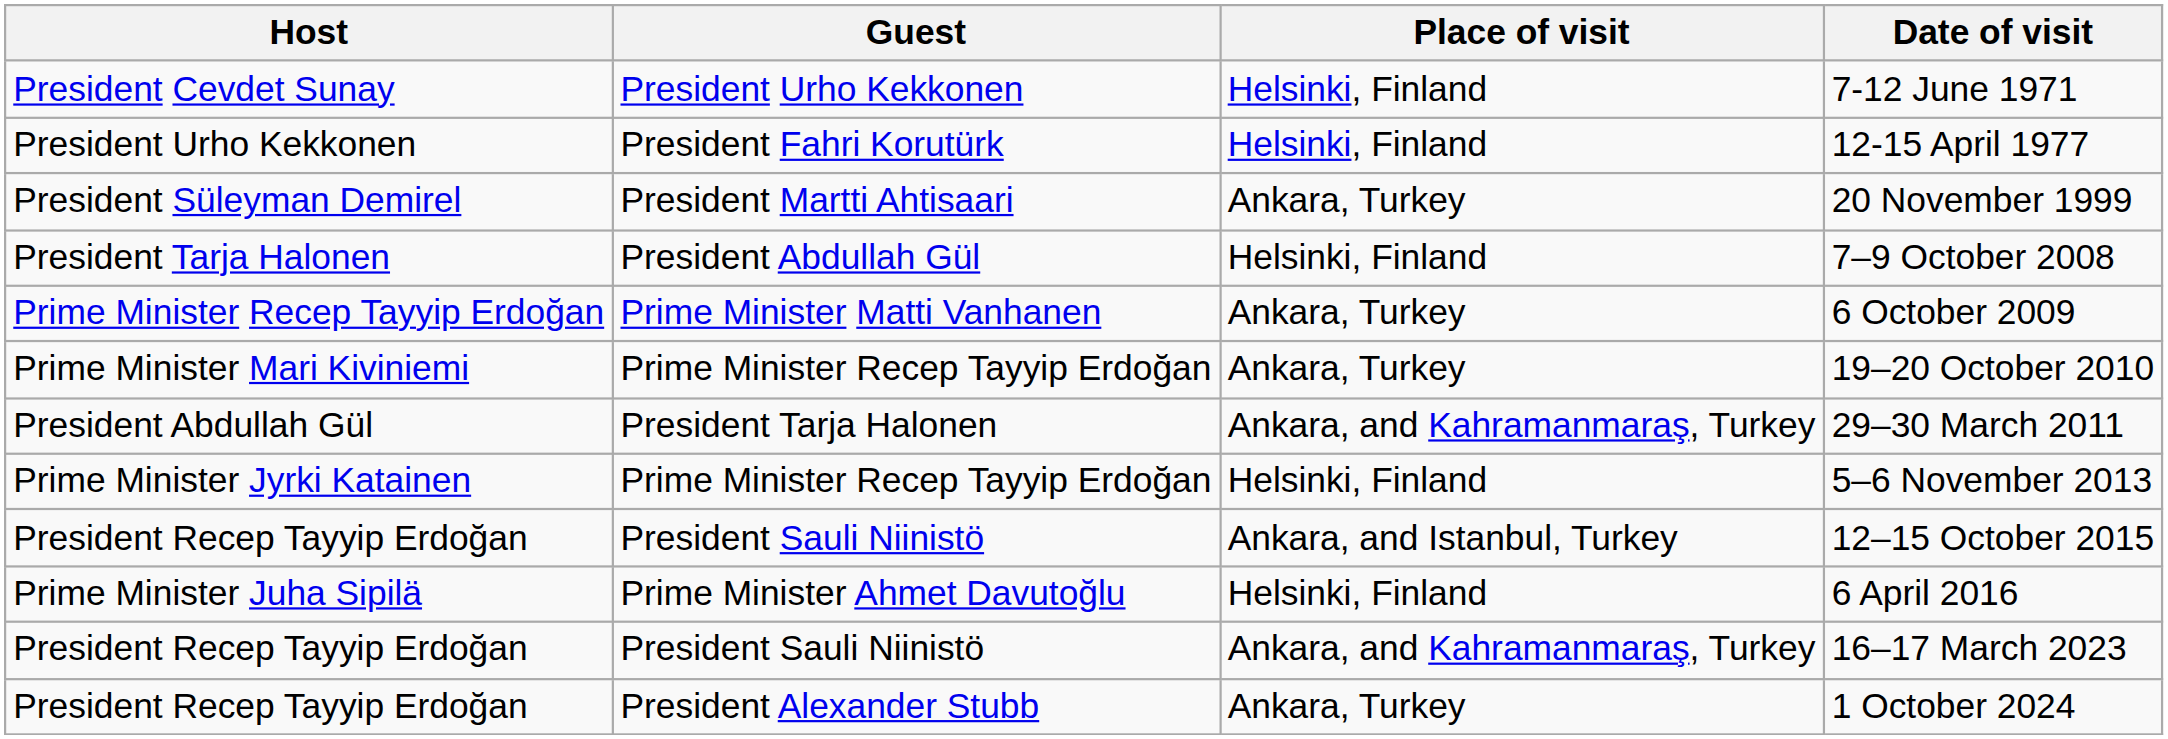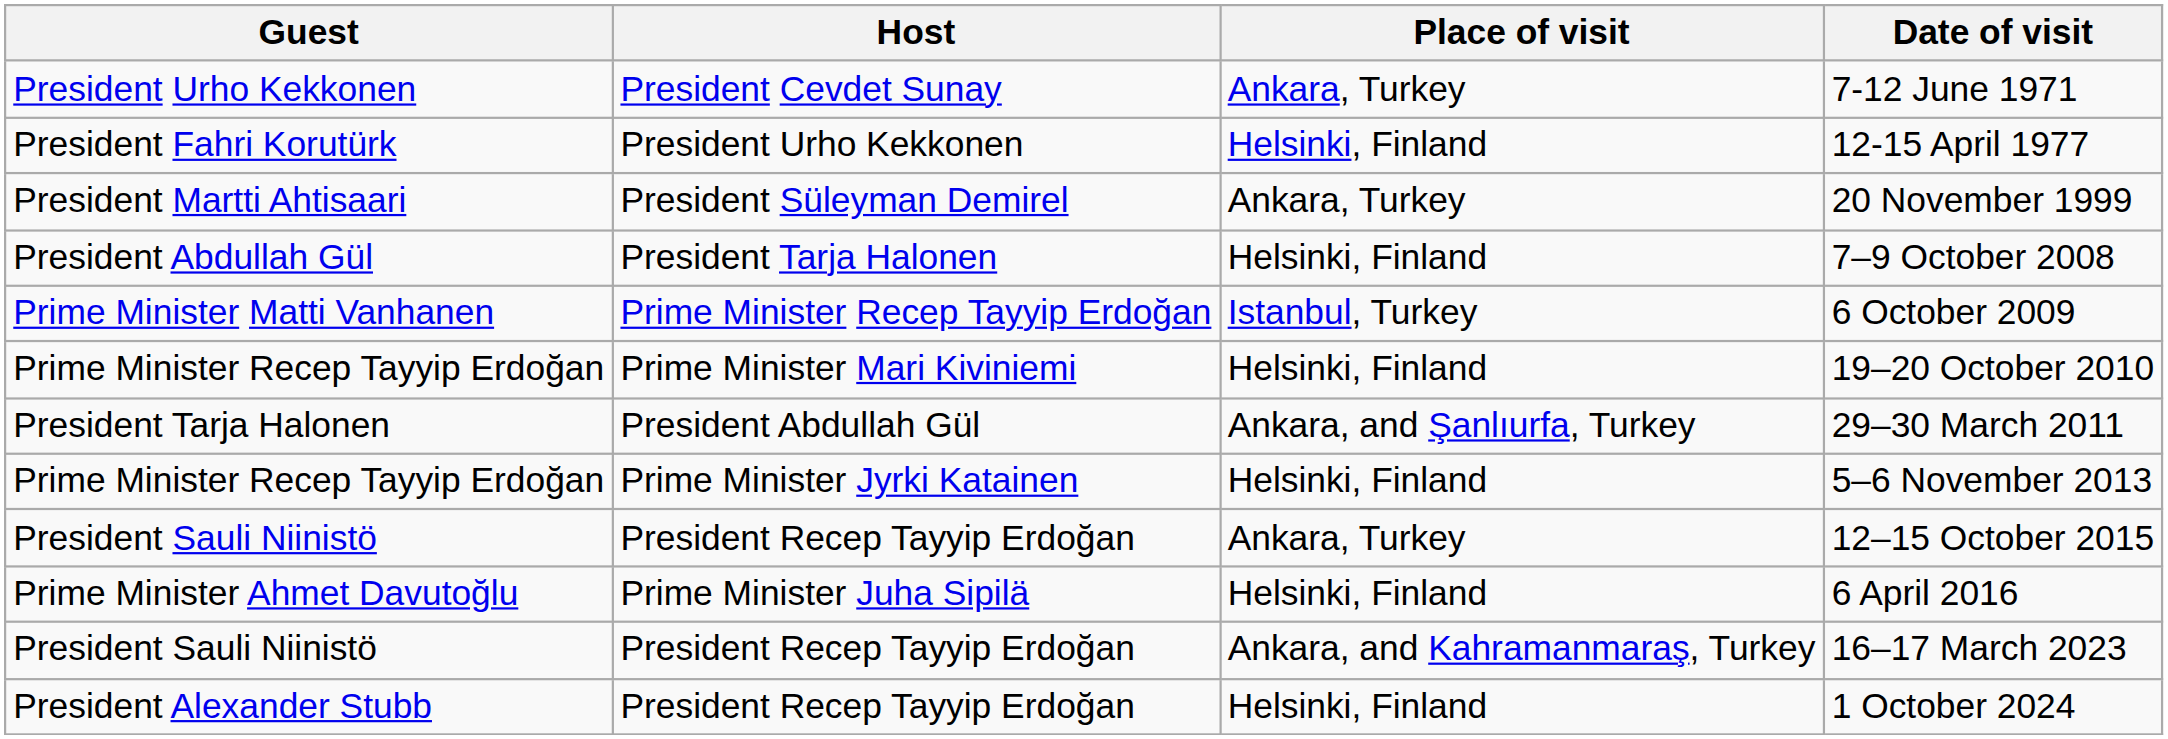columns swapped: (916, 32) <-> (309, 32)
(1357, 88) Helsinki, Finland -> (1347, 88) Ankara, Turkey
(1347, 312) Ankara, Turkey -> (1352, 312) Istanbul, Turkey
(1347, 369) Ankara, Turkey -> (1357, 369) Helsinki, Finland
(1522, 425) Ankara, and Kahramanmaraş, Turkey -> (1462, 425) Ankara, and Şanlıurfa, Turkey
(1453, 537) Ankara, and Istanbul, Turkey -> (1347, 537) Ankara, Turkey
(1347, 705) Ankara, Turkey -> (1357, 705) Helsinki, Finland
